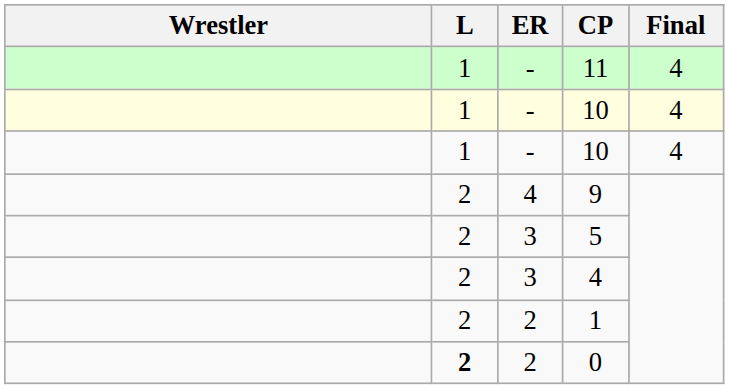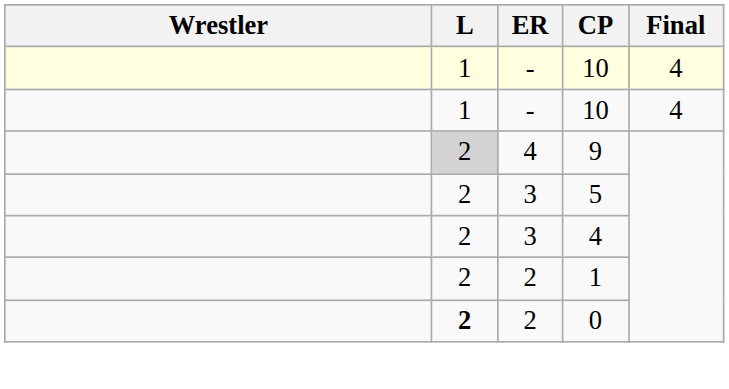- row: (530, 67)
(465, 194) no background -> (465, 151) lightgrey background
